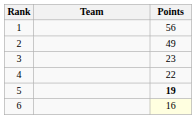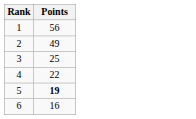- column: (92, 12)
(171, 59) 23 -> (55, 59) 25
(171, 106) lightyellow background -> (55, 106) no background
